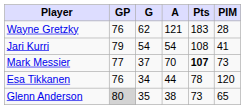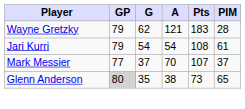(118, 29) 76 -> (118, 29) 79
(223, 46) 41 -> (223, 46) 61
(199, 63) bold -> (199, 63) normal
(223, 63) 73 -> (223, 63) 37
- row: (38, 79)
